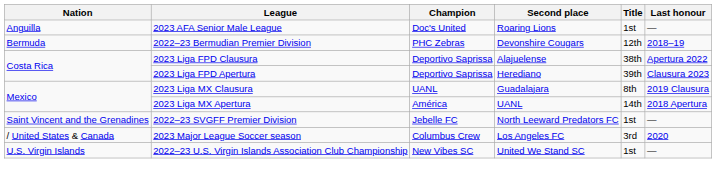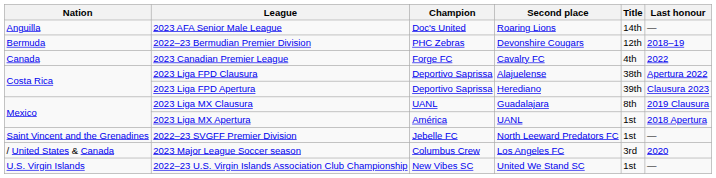(630, 27) 1st -> (632, 27) 14th
+ row: (221, 58)
(632, 104) 14th -> (630, 120) 1st
